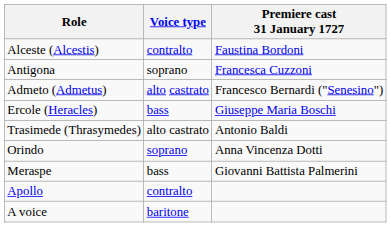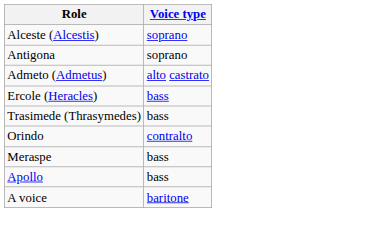- column: (299, 21)
(170, 49) contralto -> (167, 34) soprano
(178, 130) alto castrato -> (158, 116) bass
(167, 150) soprano -> (170, 136) contralto
(170, 191) contralto -> (158, 177) bass
